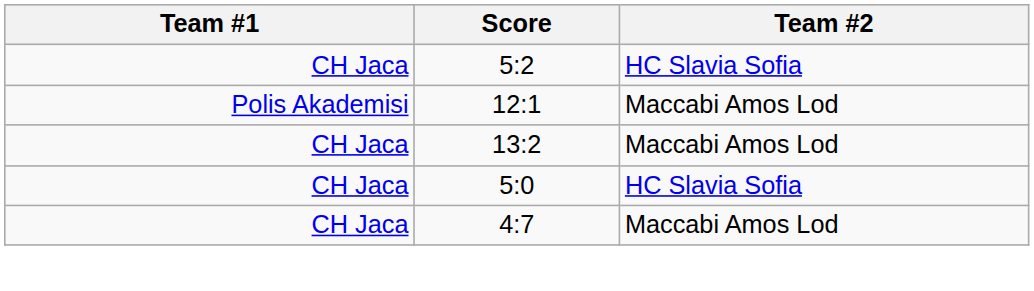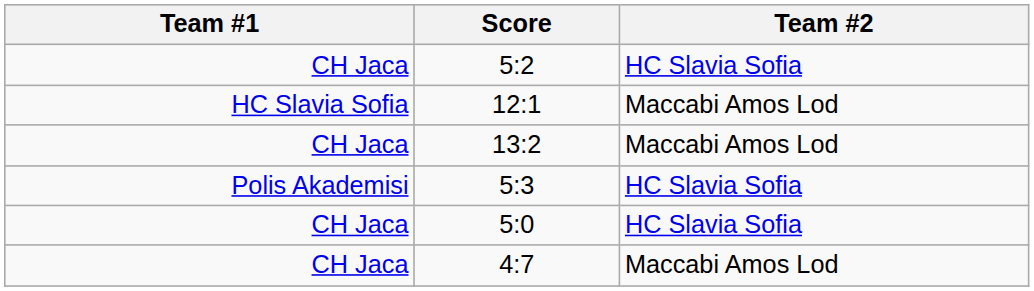(320, 104) Polis Akademisi -> (320, 104) HC Slavia Sofia
+ row: (517, 184)
